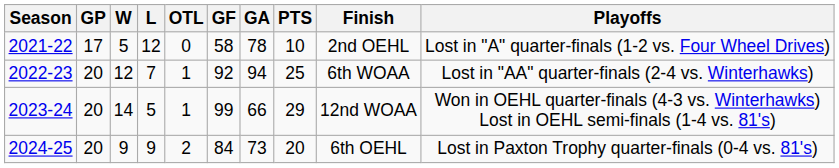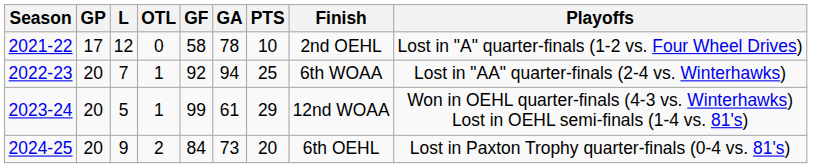- column: (124, 18)
(257, 111) 66 -> (230, 111) 61
